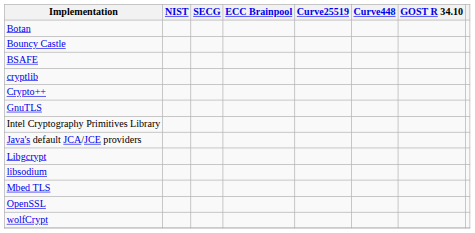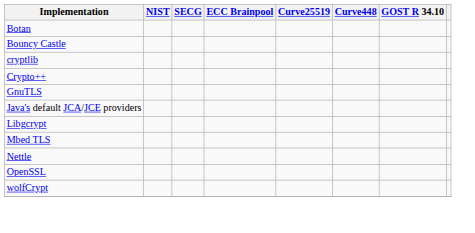- row: (22, 60)
- row: (83, 124)
- row: (27, 172)
+ row: (19, 156)
